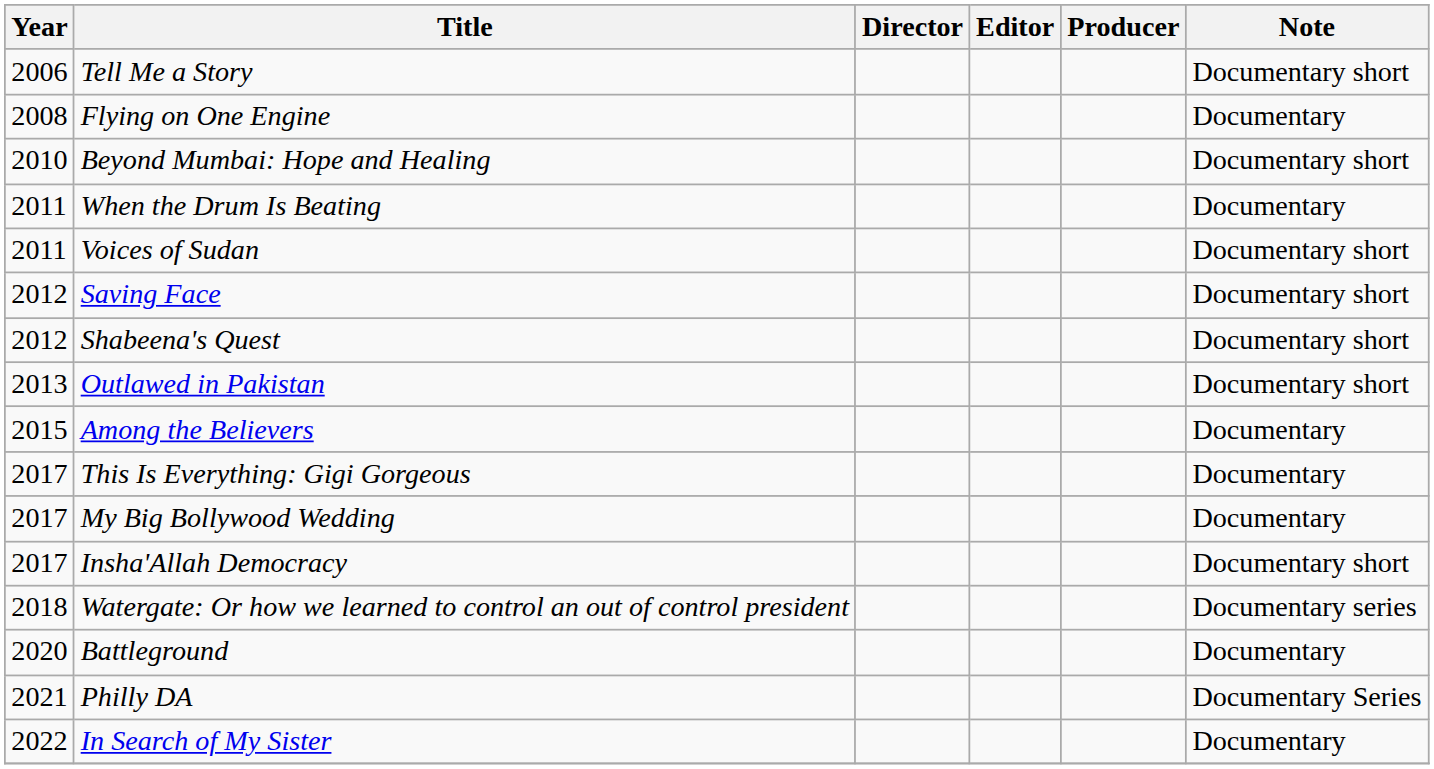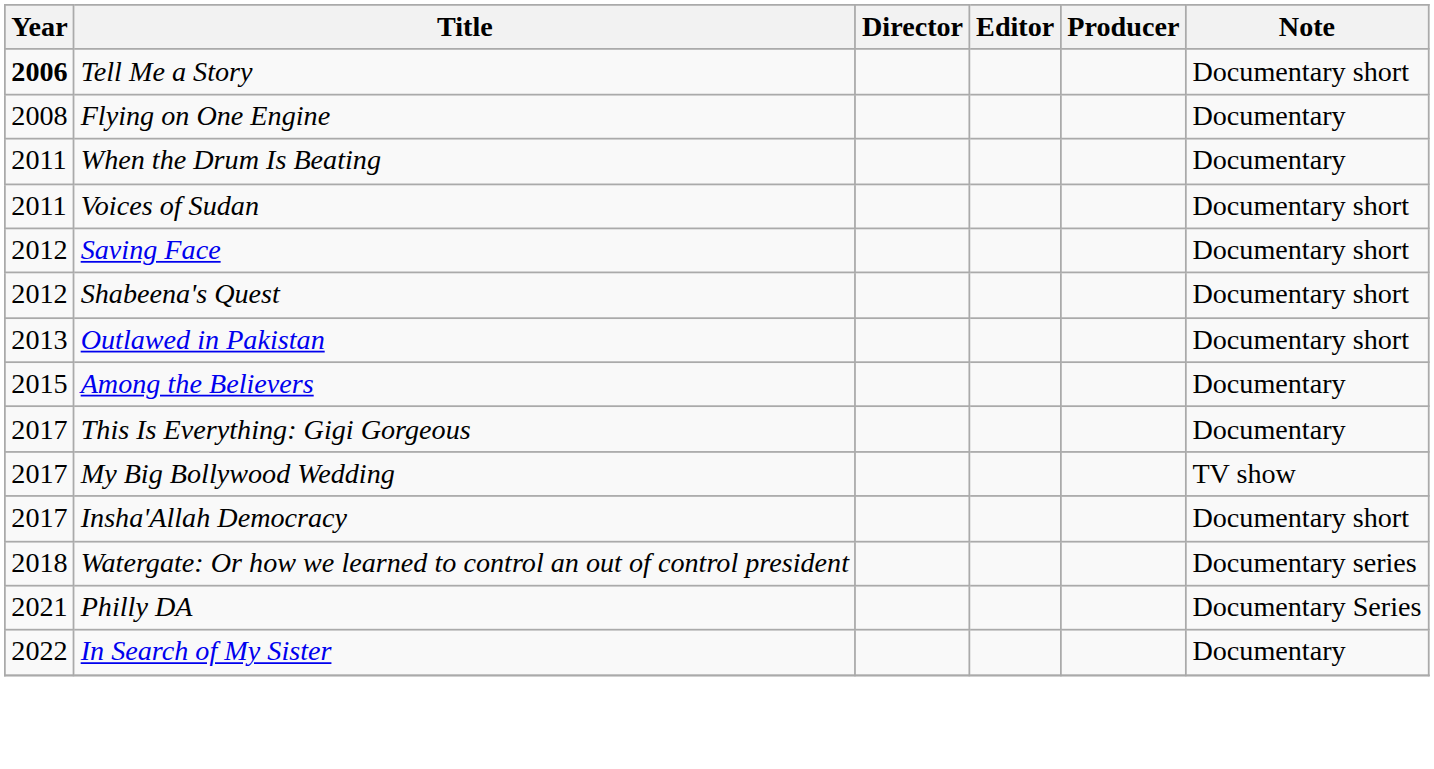(40, 71) normal -> (40, 71) bold
- row: (286, 160)
(1269, 518) Documentary -> (1244, 473) TV show
- row: (154, 652)
